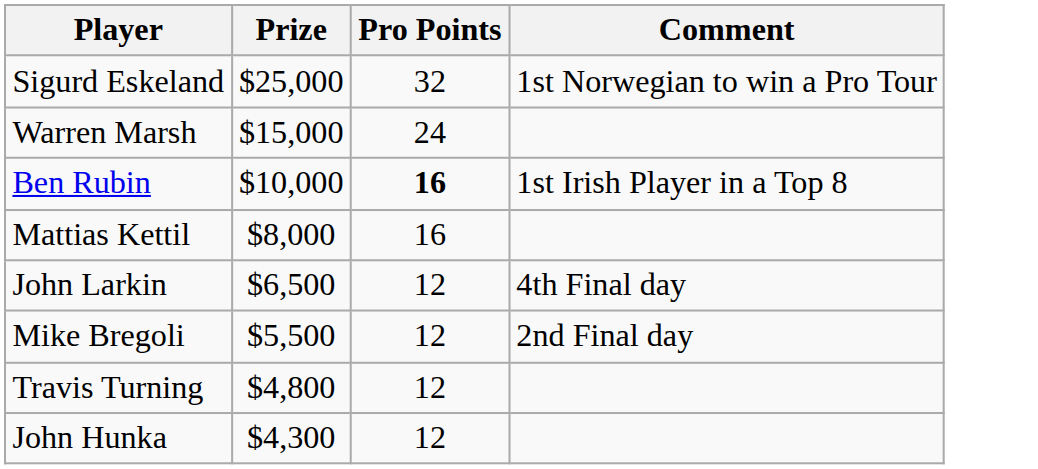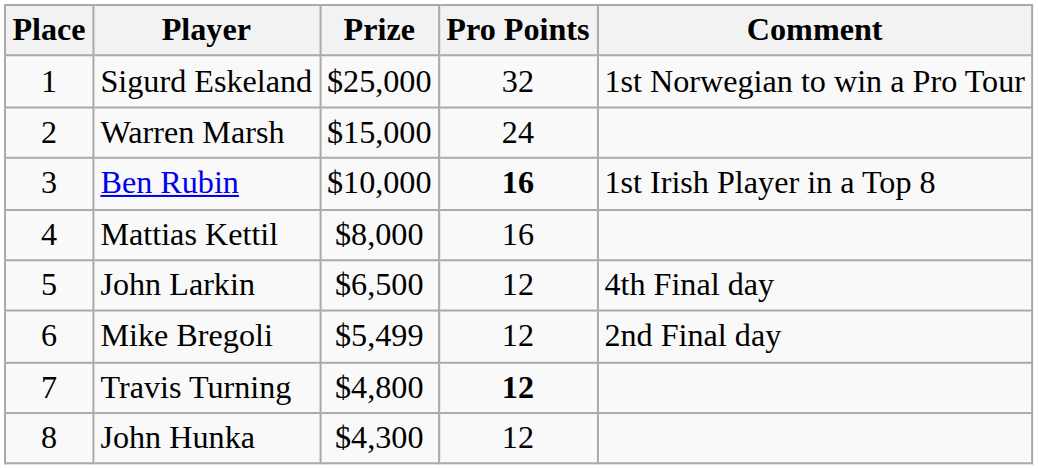+ column: (49, 30)
(291, 336) $5,500 -> (379, 336) $5,499
(430, 387) normal -> (518, 387) bold
